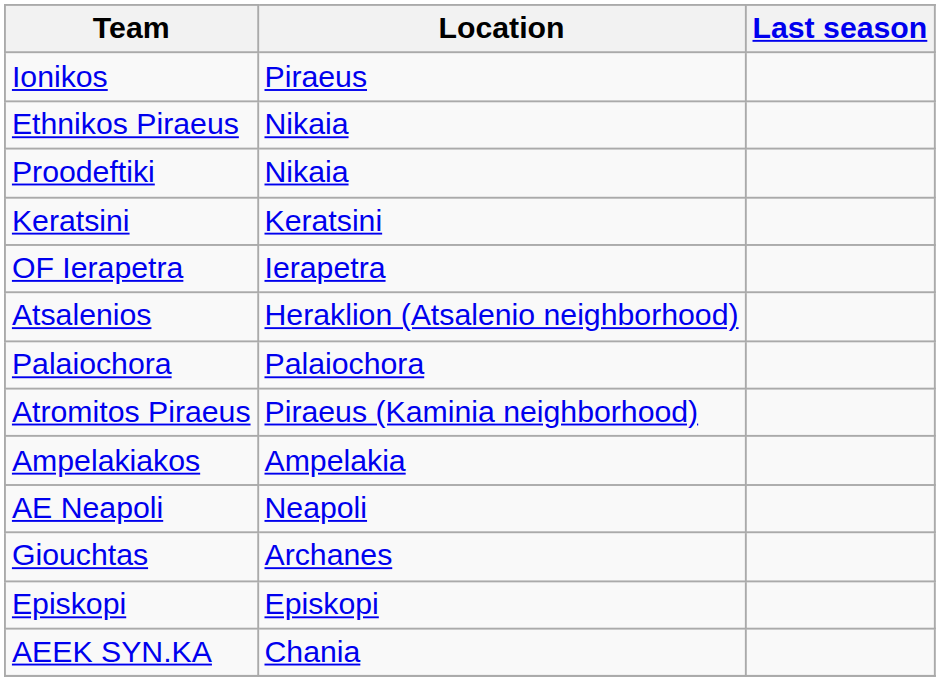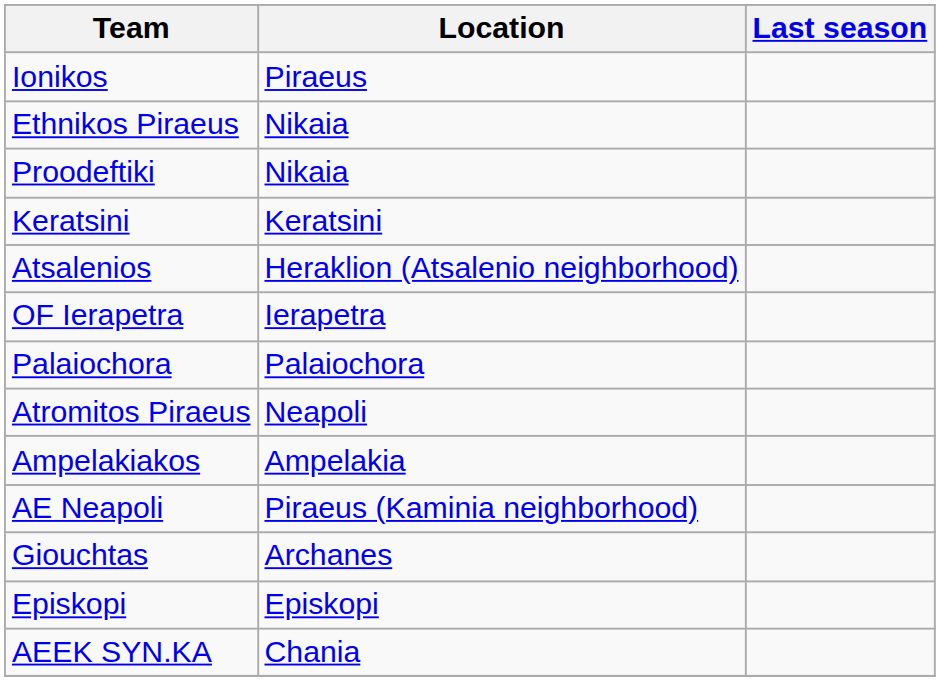rows swapped: (98, 268) <-> (82, 316)
(481, 412) Piraeus (Kaminia neighborhood) -> (316, 412) Neapoli
(316, 508) Neapoli -> (481, 508) Piraeus (Kaminia neighborhood)
